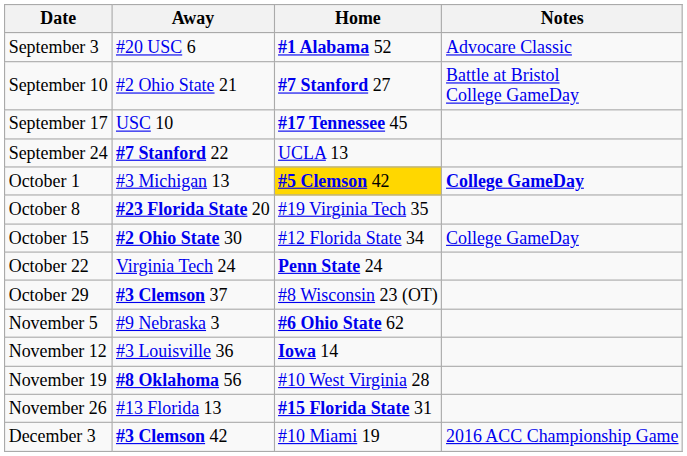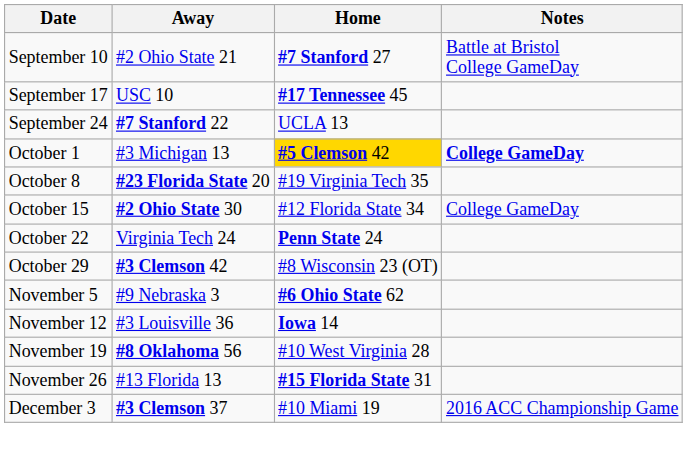- row: (54, 47)
(172, 294) #3 Clemson 37 -> (172, 266) #3 Clemson 42
(172, 436) #3 Clemson 42 -> (172, 408) #3 Clemson 37
